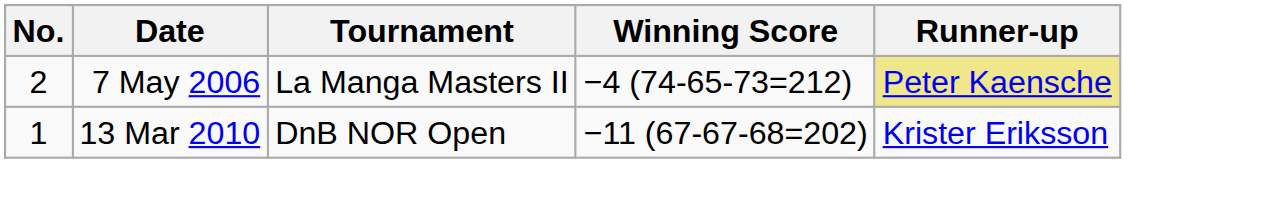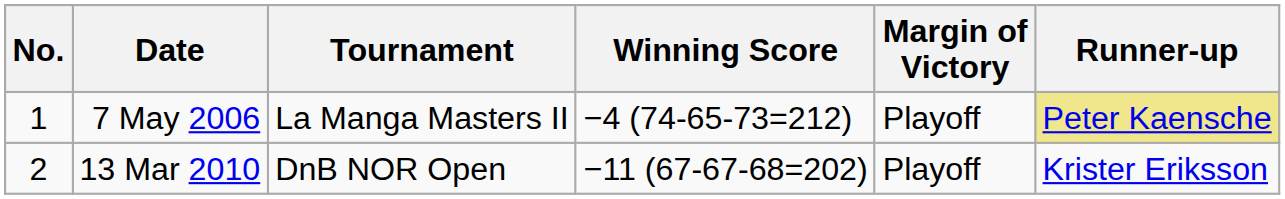+ column: (955, 49)
(38, 82) 2 -> (38, 118) 1
(38, 133) 1 -> (38, 169) 2
